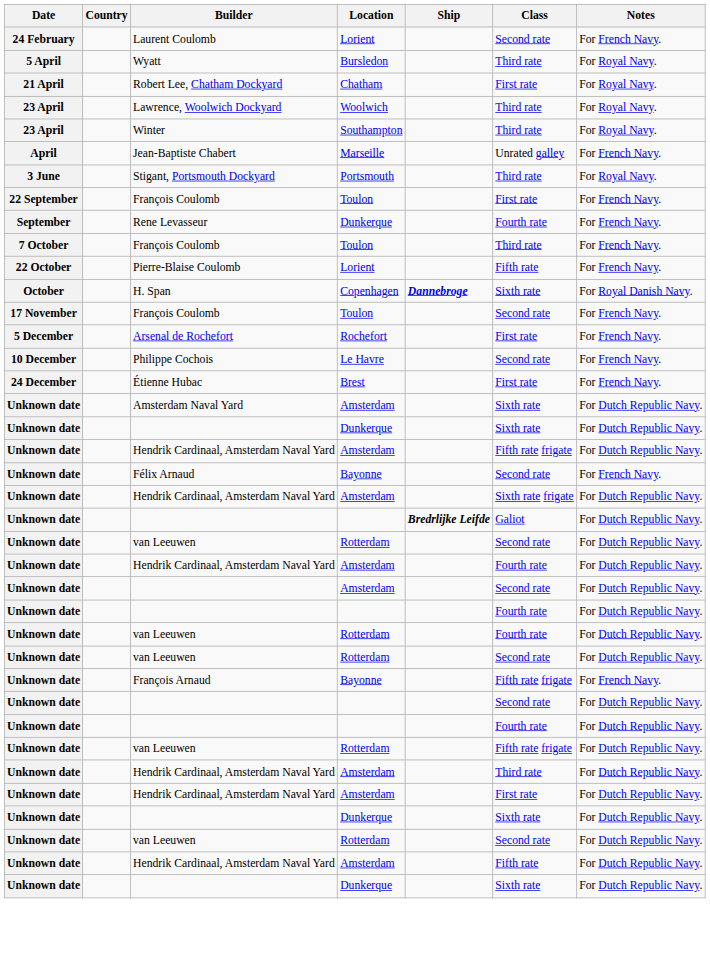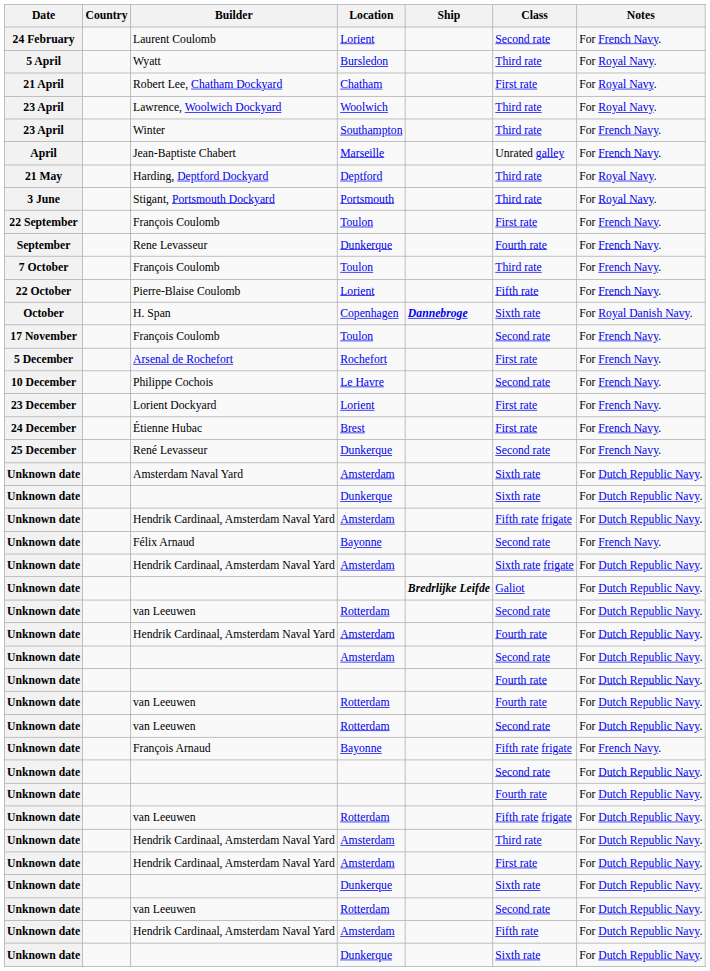(618, 130) For Royal Navy. -> (620, 130) For French Navy.
+ row: (44, 176)
+ row: (44, 405)
+ row: (44, 451)
